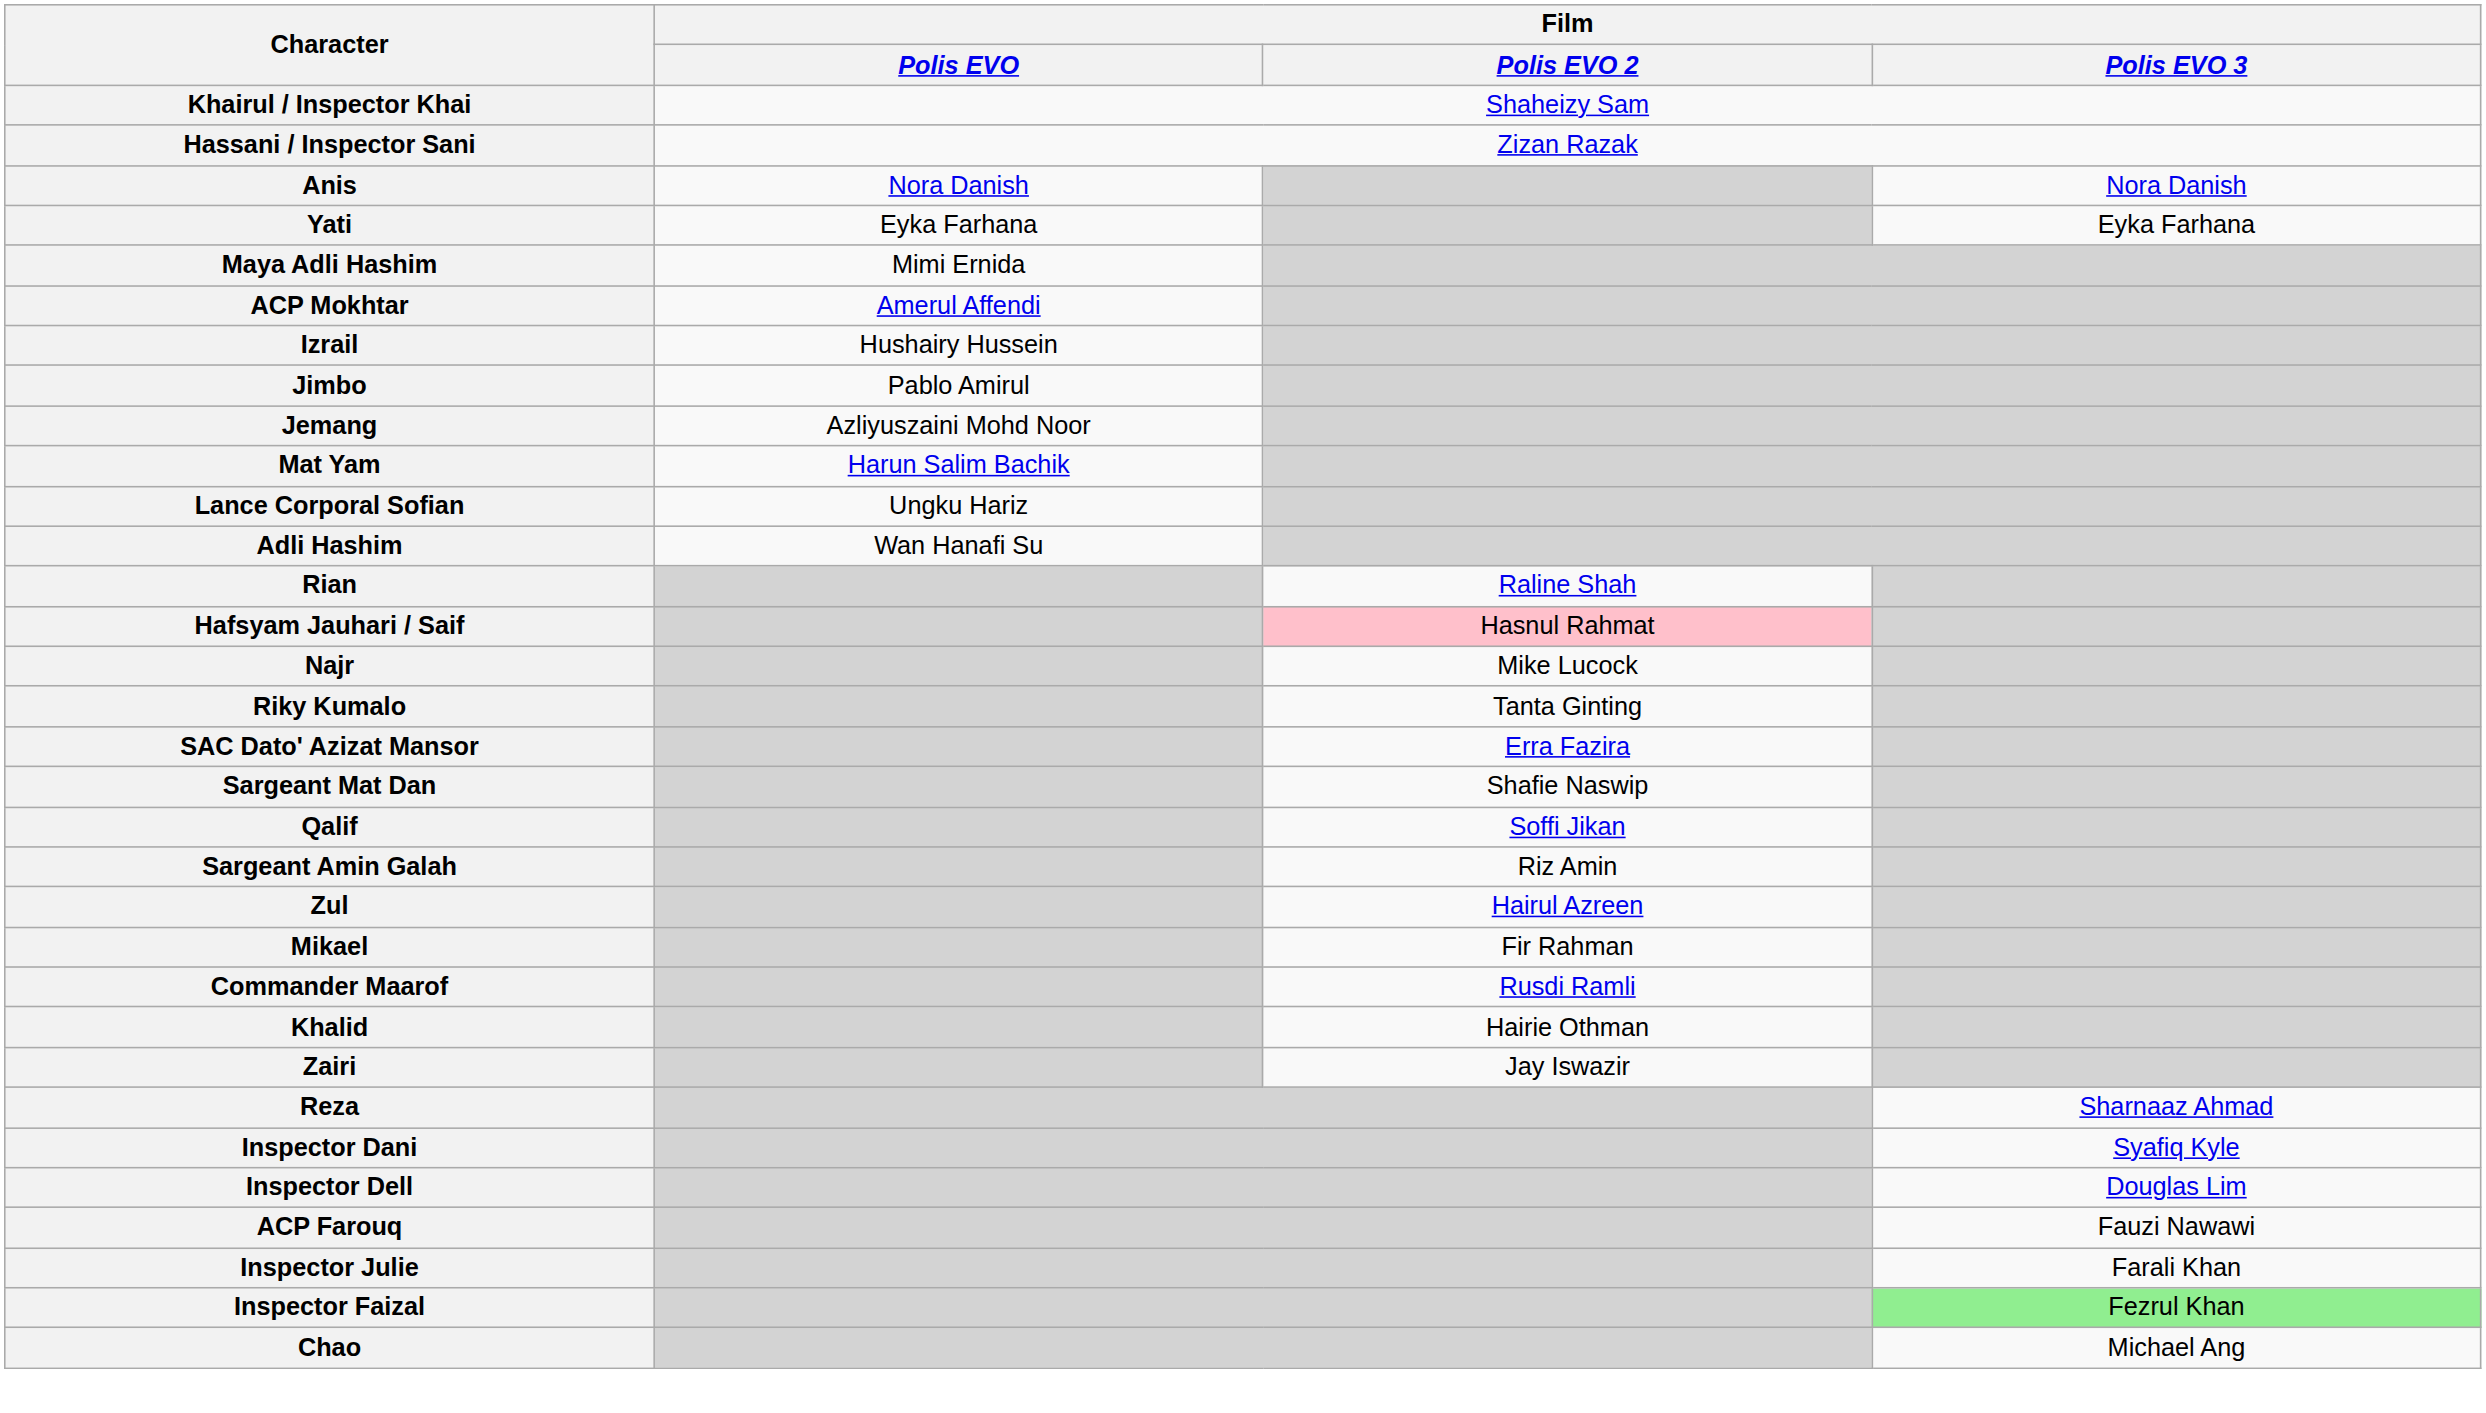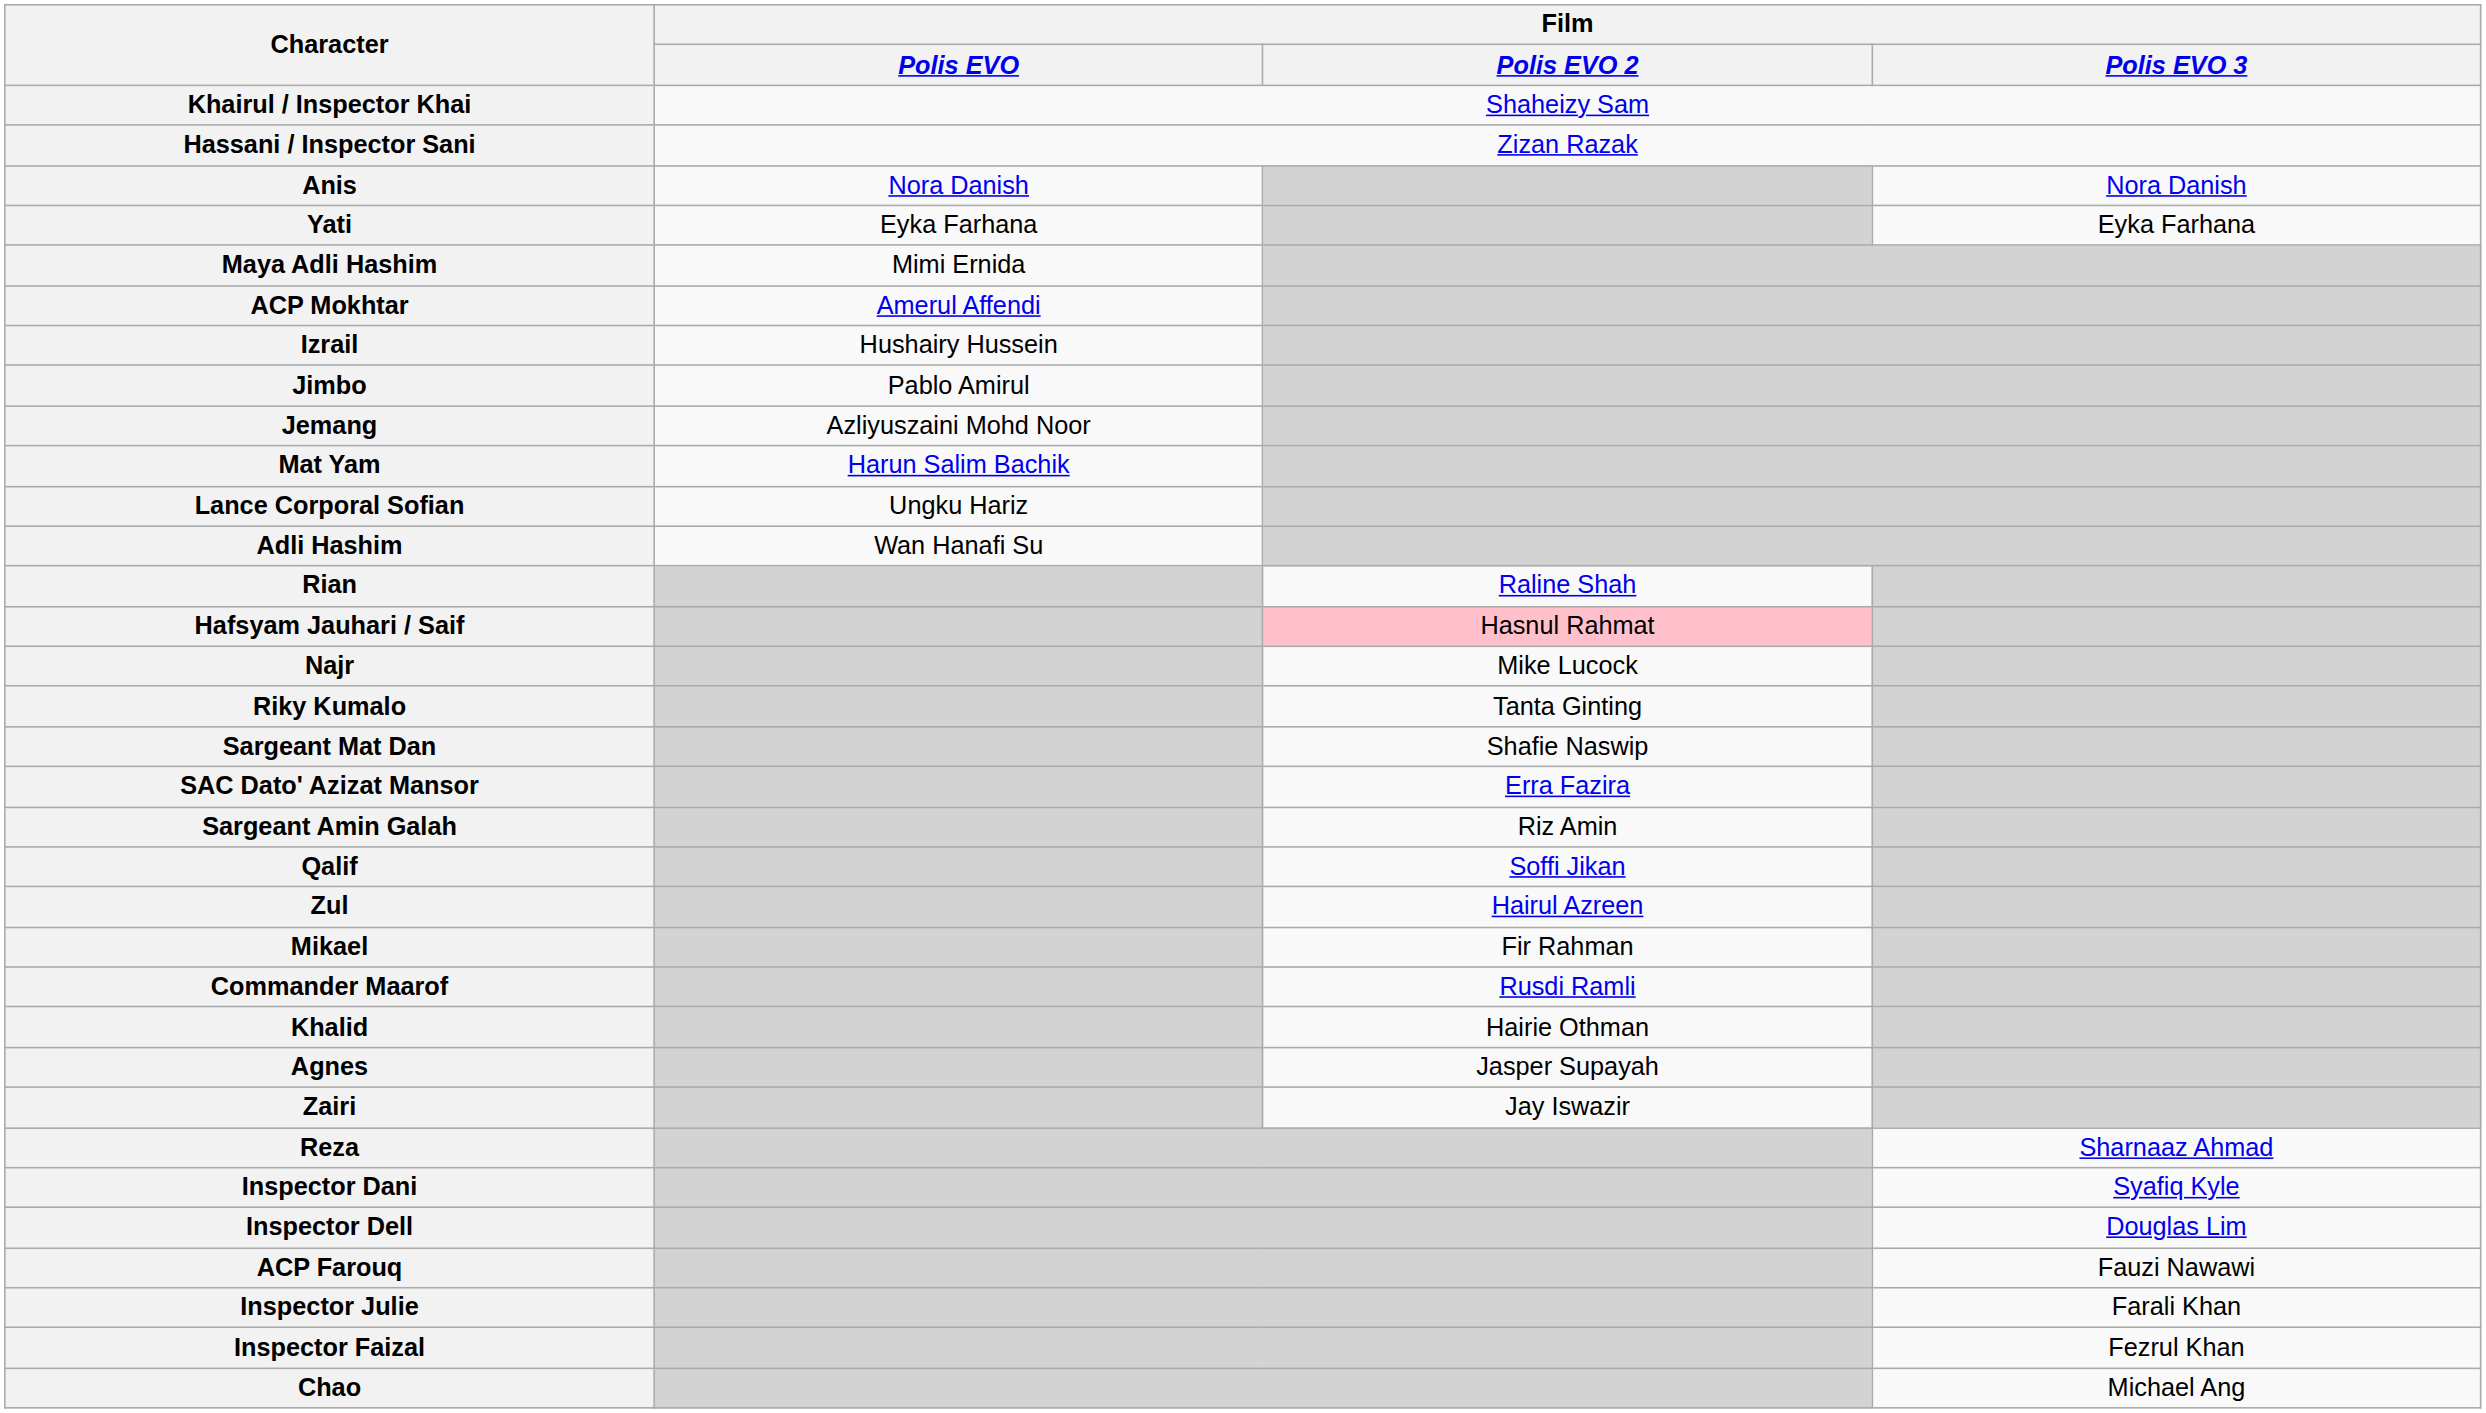rows swapped: (330, 746) <-> (330, 786)
rows swapped: (330, 866) <-> (330, 826)
+ row: (330, 1066)
(2176, 1307) lightgreen background -> (2176, 1347) no background
